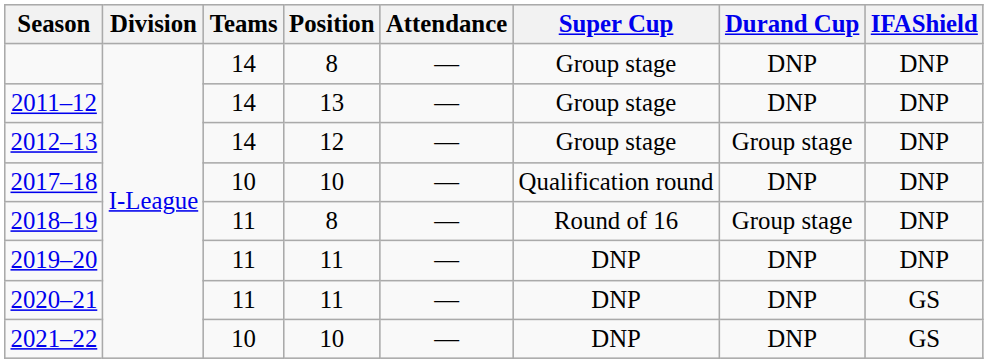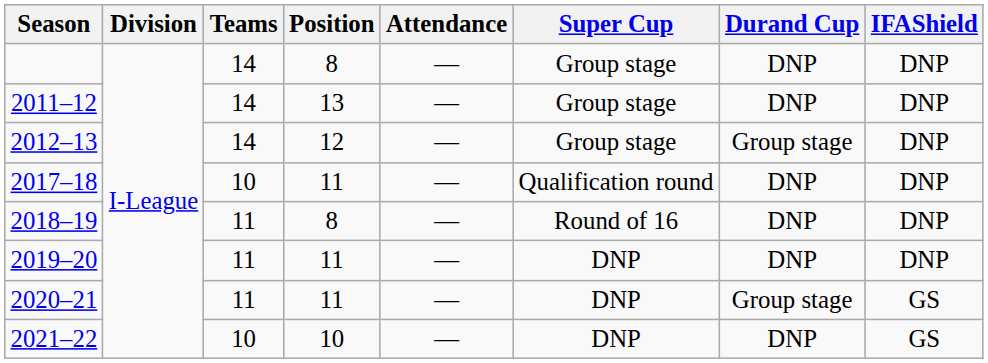(332, 181) 10 -> (332, 181) 11
(792, 220) Group stage -> (792, 220) DNP
(792, 299) DNP -> (792, 299) Group stage
